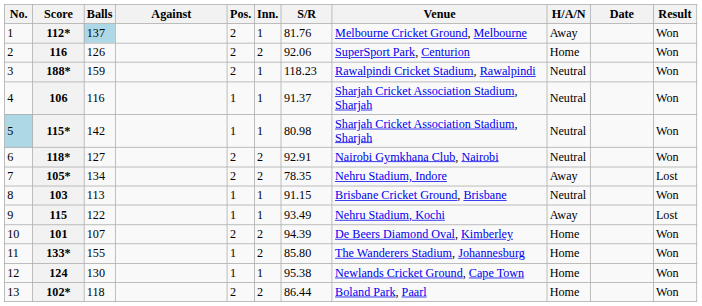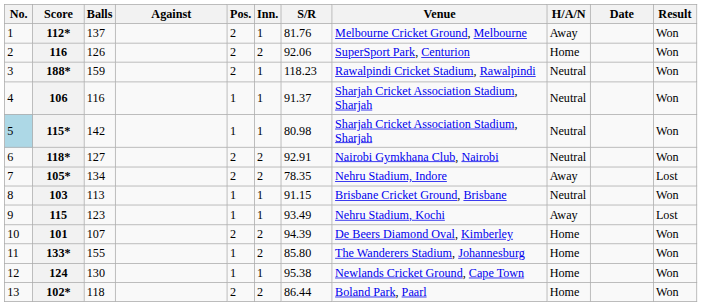(96, 33) lightblue background -> (96, 33) no background
(96, 215) 122 -> (96, 215) 123
